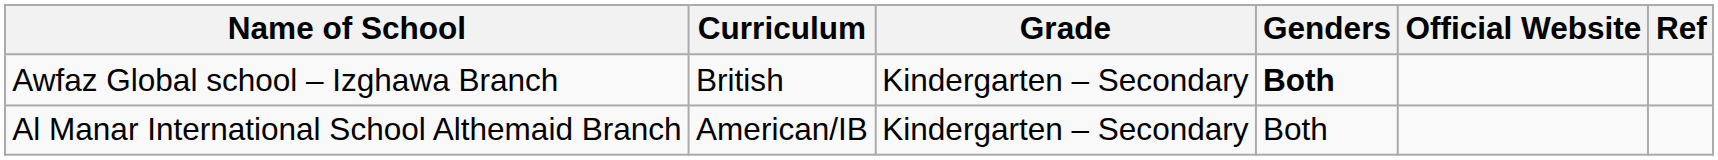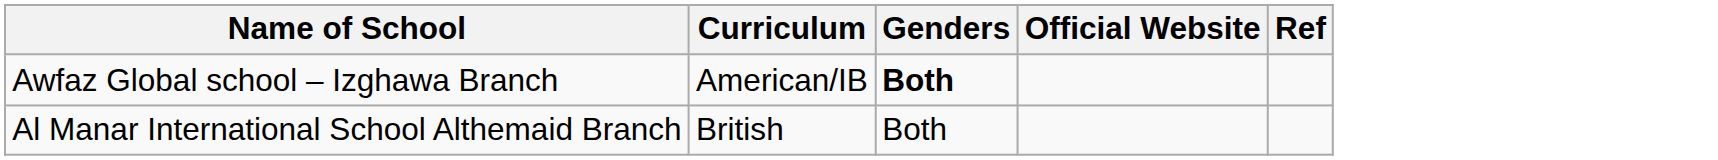- column: (1065, 29)
(740, 79) British -> (782, 79) American/IB
(782, 129) American/IB -> (740, 129) British
